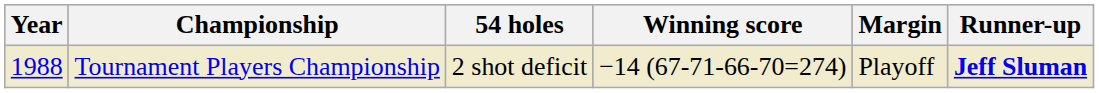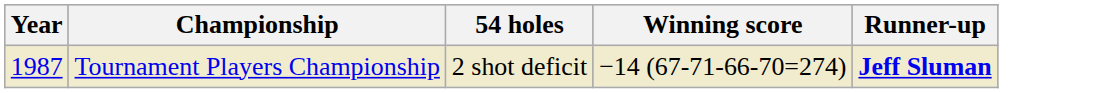- column: (900, 25)
(37, 66) 1988 -> (37, 66) 1987
